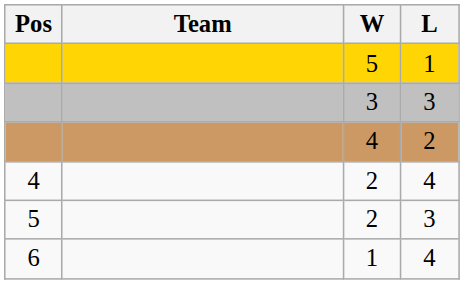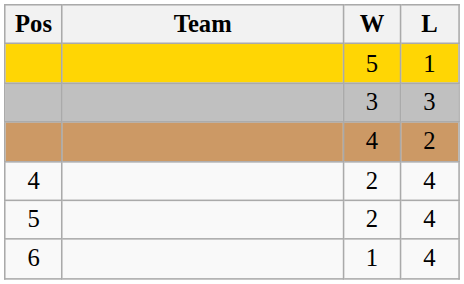(430, 219) 3 -> (430, 219) 4
